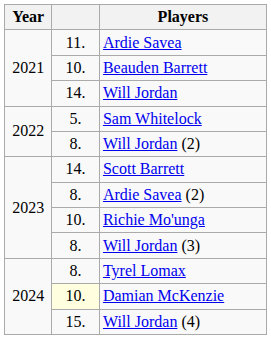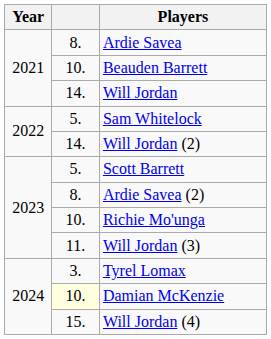(76, 42) 11. -> (76, 42) 8.
(76, 144) 8. -> (76, 144) 14.
(76, 169) 14. -> (76, 169) 5.
(76, 245) 8. -> (76, 245) 11.
(76, 270) 8. -> (76, 270) 3.
